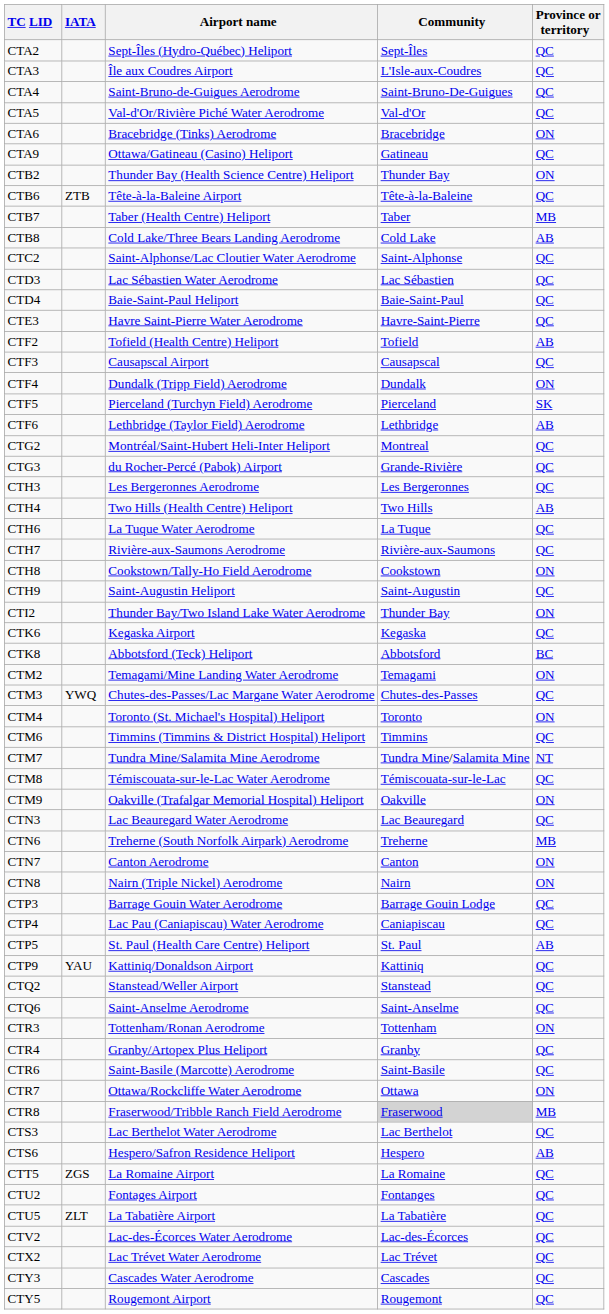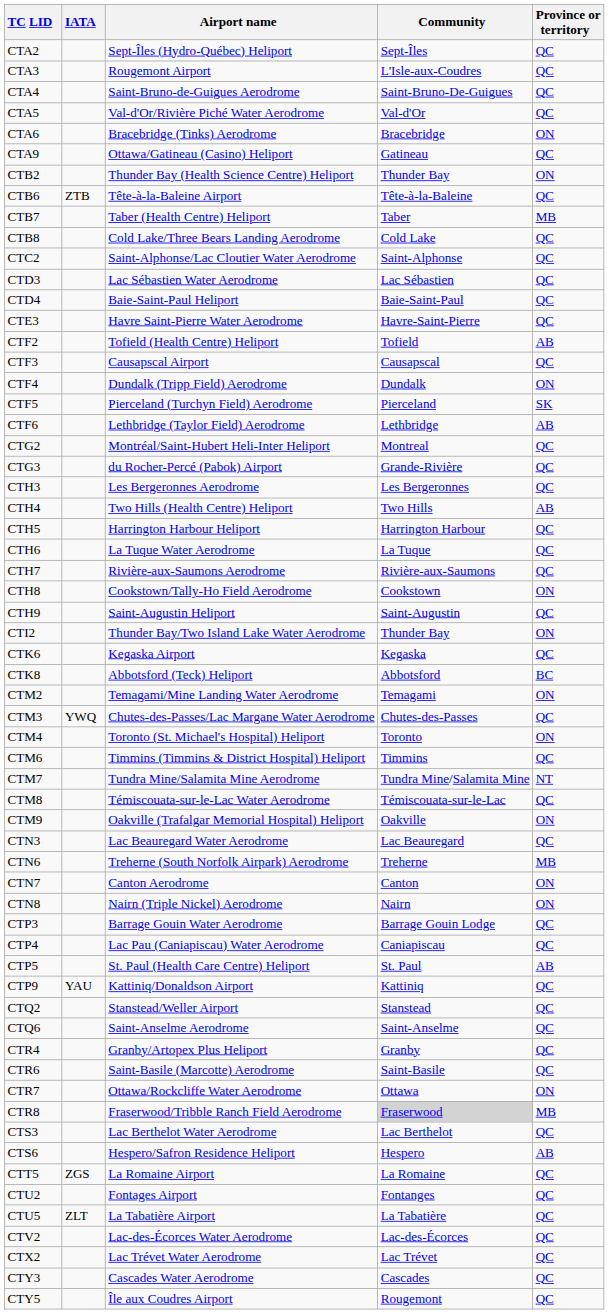(170, 71) Île aux Coudres Airport -> (160, 71) Rougemont Airport
(545, 237) AB -> (545, 237) QC
+ row: (24, 529)
- row: (23, 1028)
(160, 1298) Rougemont Airport -> (170, 1298) Île aux Coudres Airport
